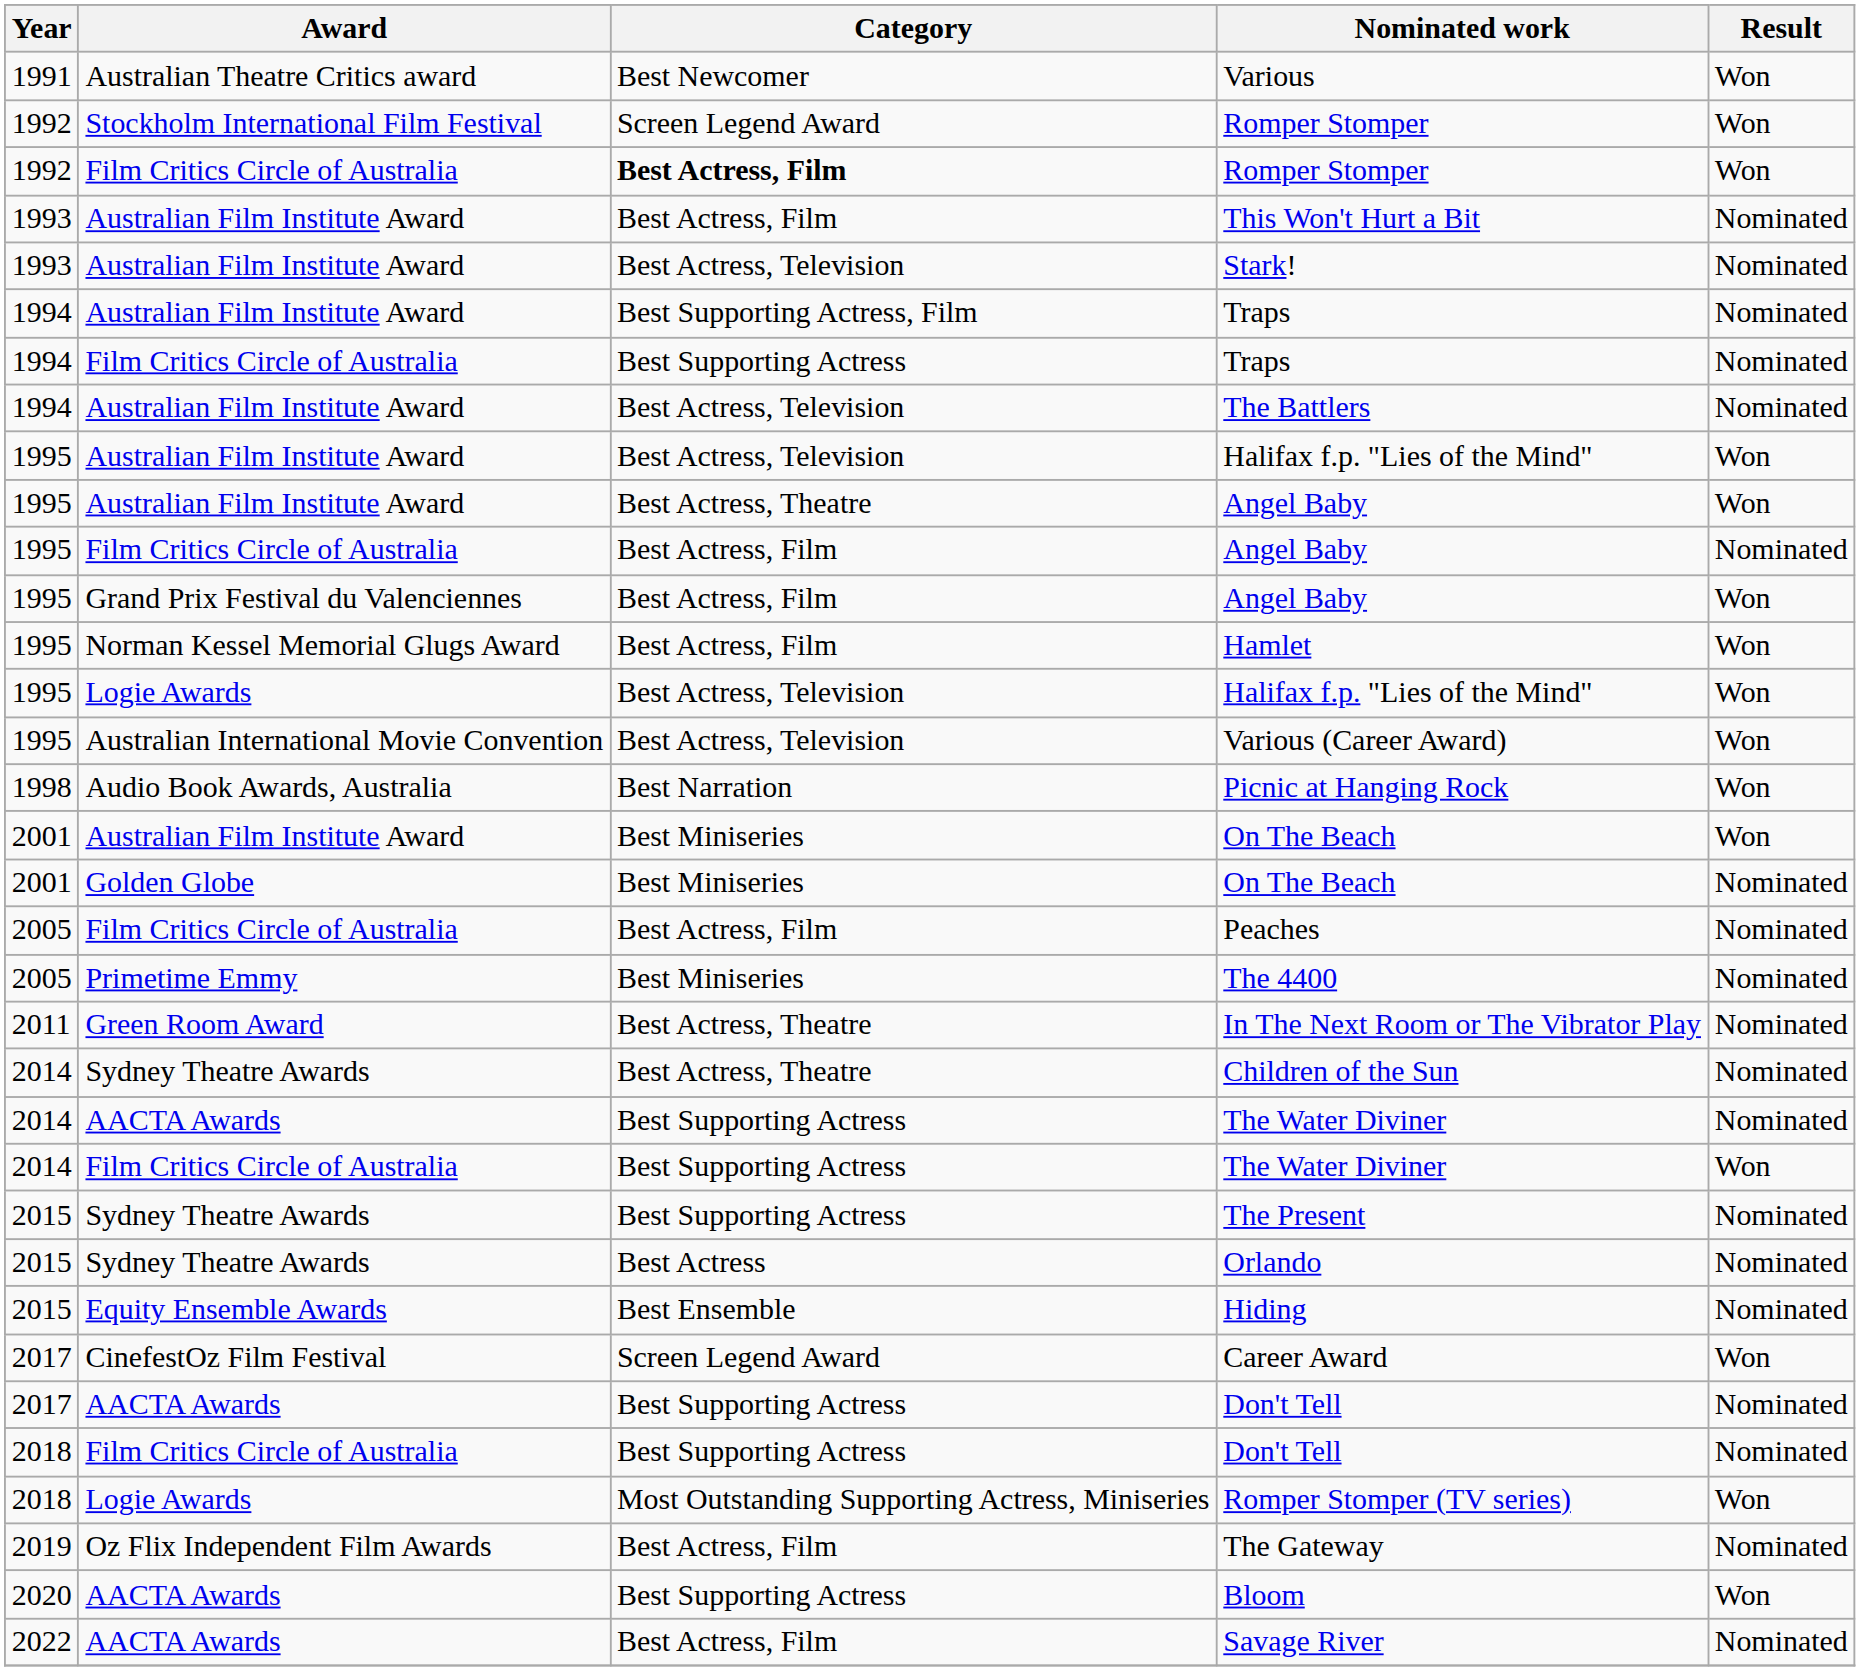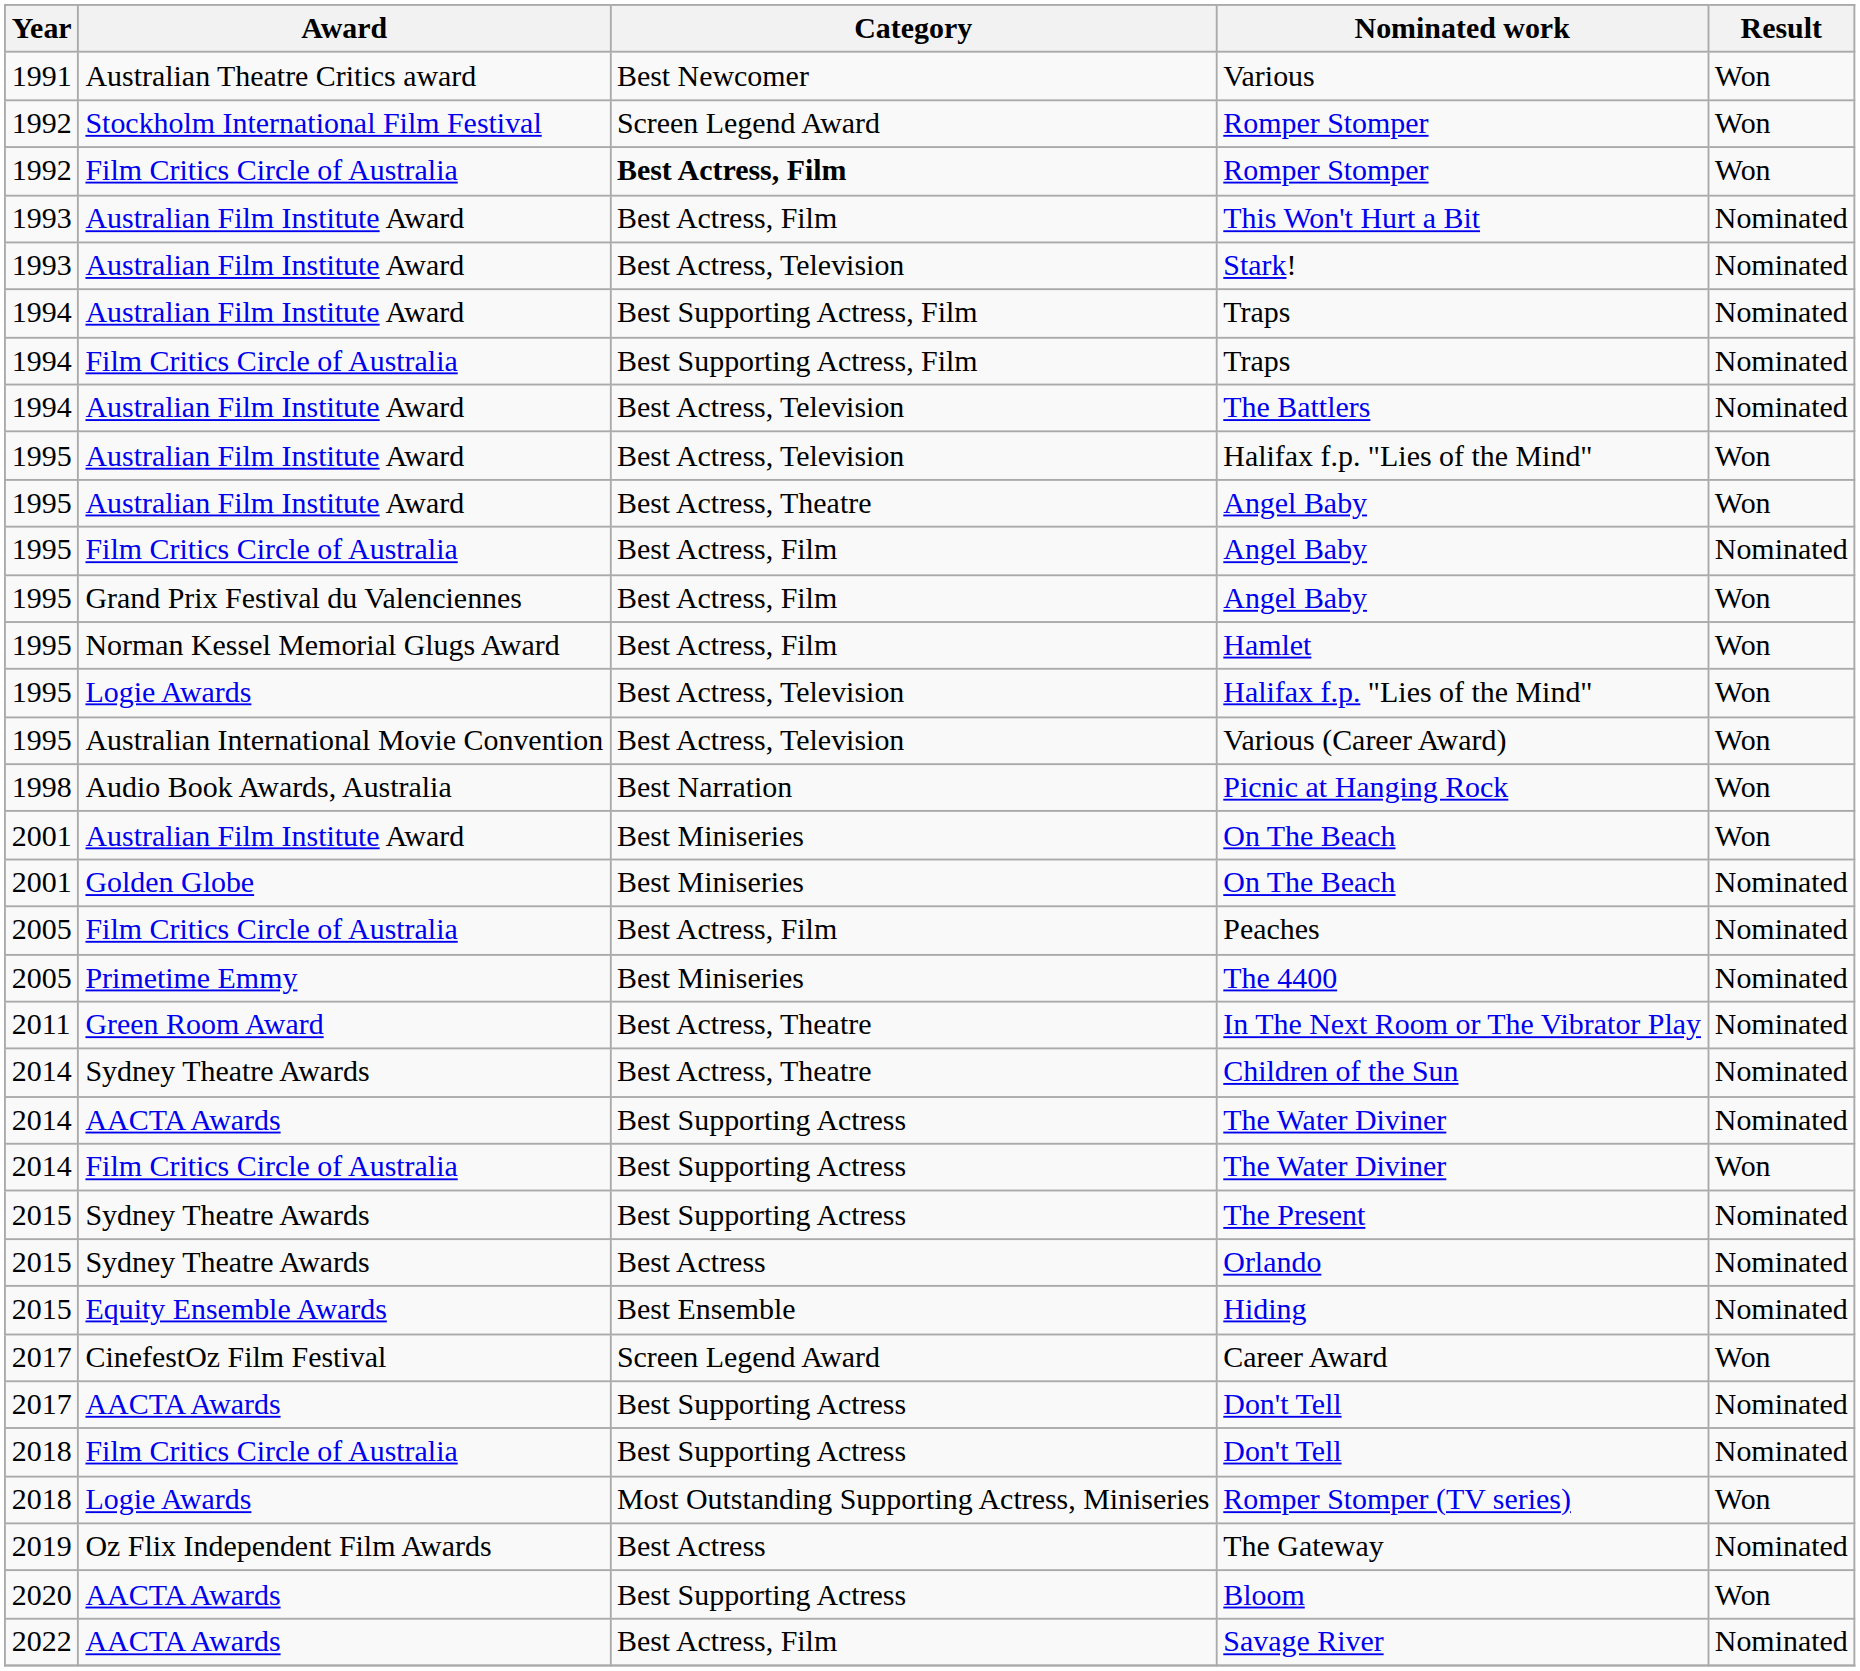(762, 360) Best Supporting Actress -> (797, 360) Best Supporting Actress, Film
(727, 1546) Best Actress, Film -> (691, 1546) Best Actress
